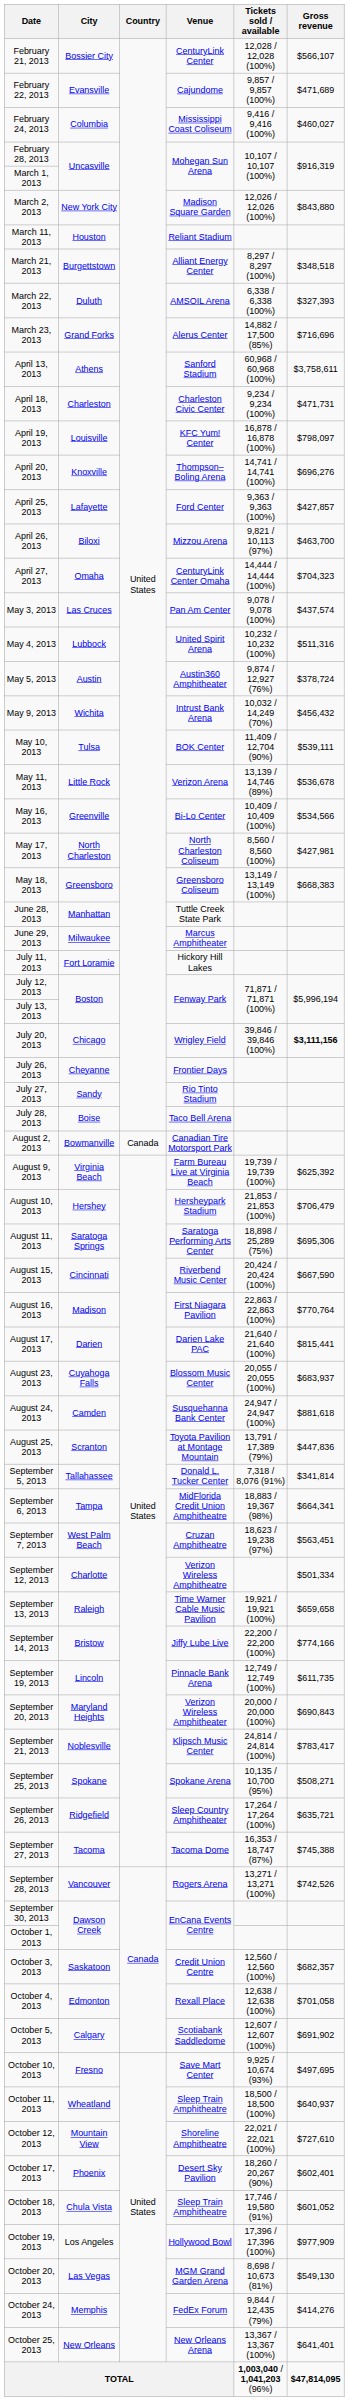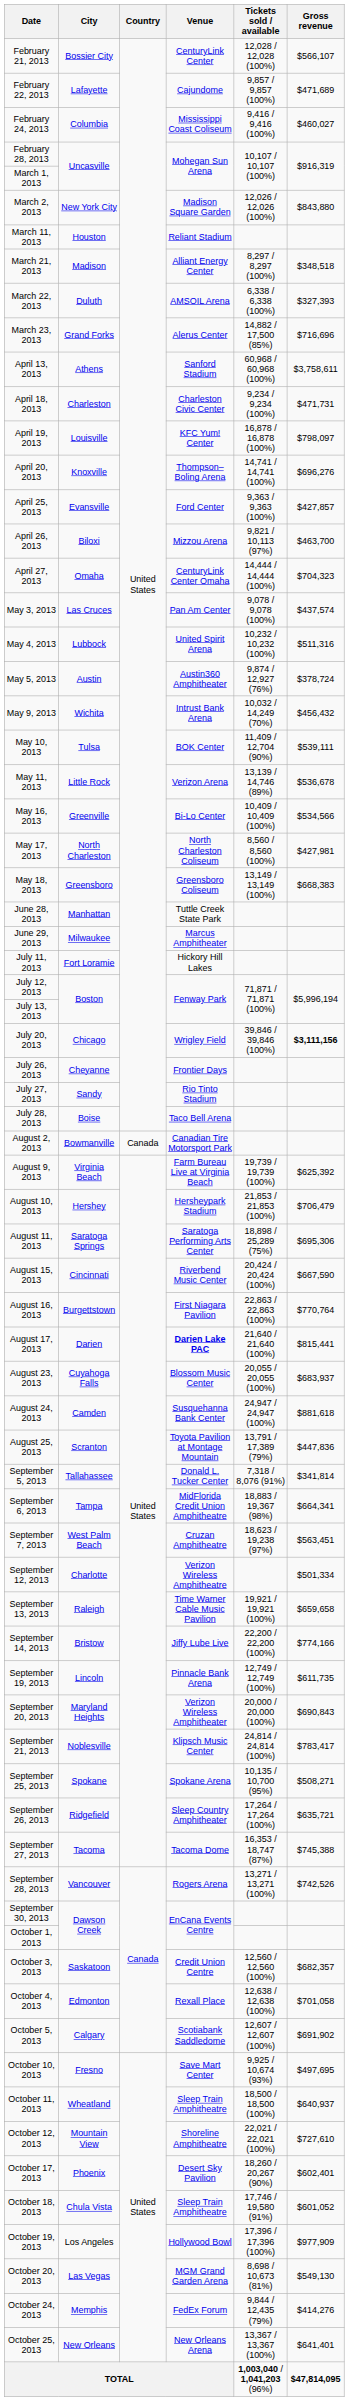(89, 90) Evansville -> (89, 90) Lafayette
(89, 266) Burgettstown -> (89, 266) Madison
(89, 506) Lafayette -> (89, 506) Evansville
(89, 1309) Madison -> (89, 1309) Burgettstown
(200, 1344) normal -> (200, 1344) bold
